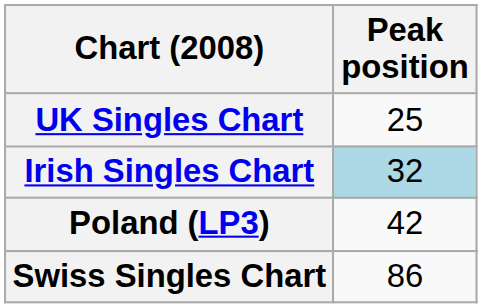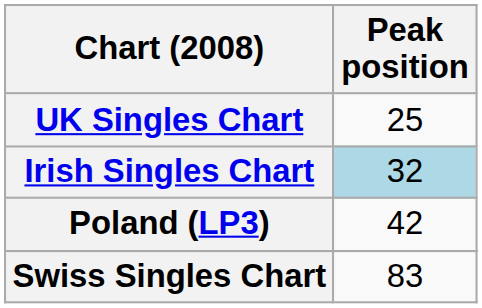(405, 275) 86 -> (405, 275) 83
